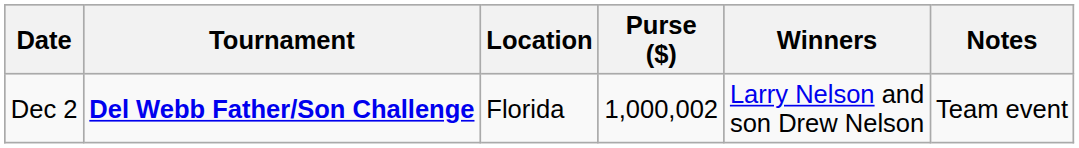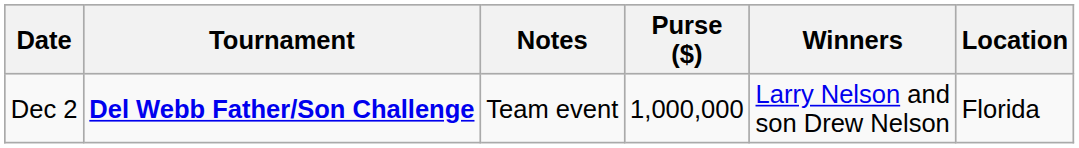columns swapped: (540, 40) <-> (1002, 40)
(661, 109) 1,000,002 -> (687, 109) 1,000,000
